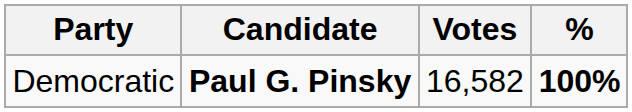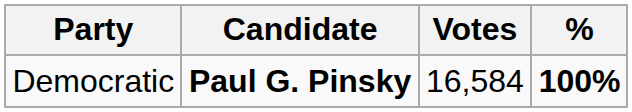(475, 80) 16,582 -> (475, 80) 16,584
